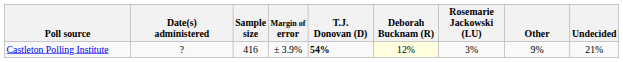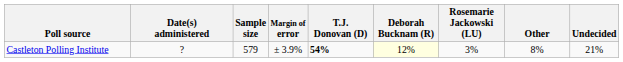(251, 49) 416 -> (251, 49) 579
(537, 49) 9% -> (537, 49) 8%
